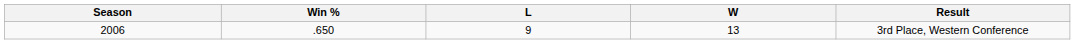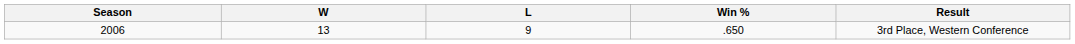columns swapped: (733, 13) <-> (323, 13)
